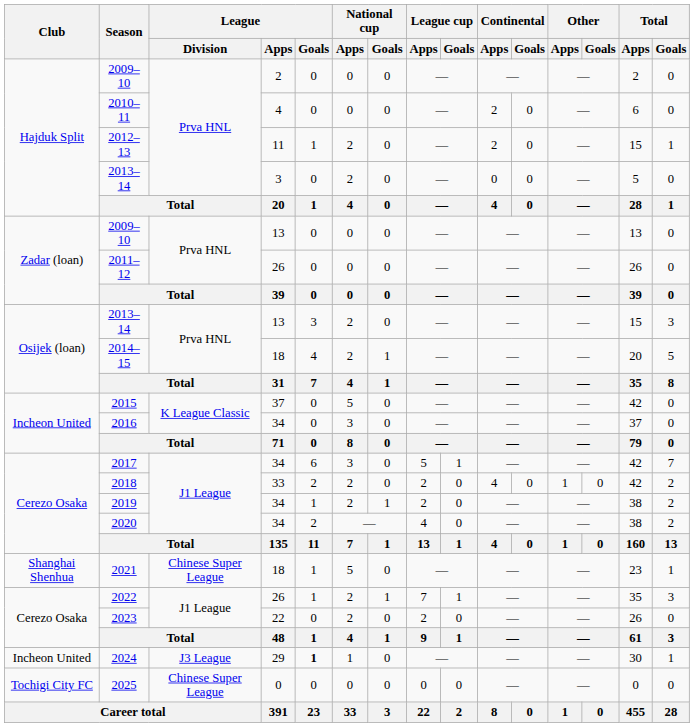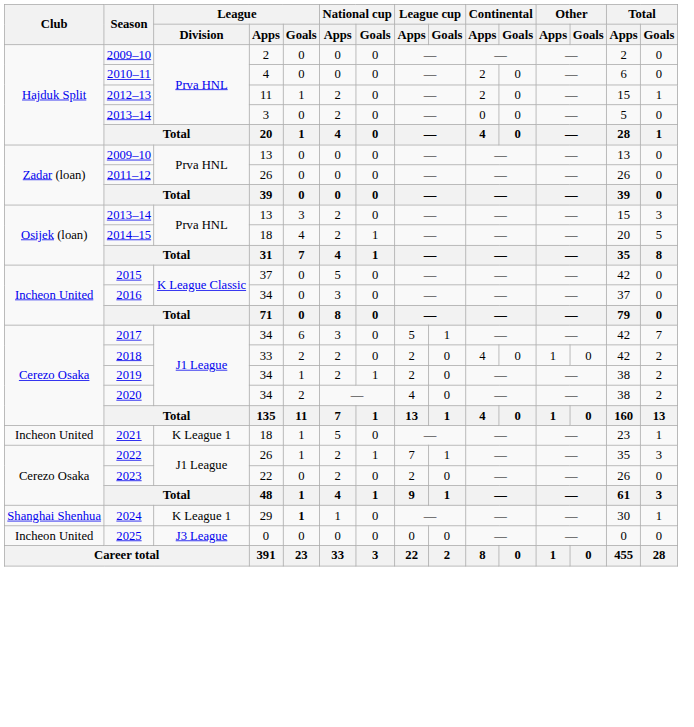(52, 570) Shanghai Shenhua -> (54, 435) Incheon United
(205, 570) Chinese Super League -> (202, 435) K League 1
(52, 657) Incheon United -> (54, 515) Shanghai Shenhua
(205, 657) J3 League -> (202, 515) K League 1
(52, 685) Tochigi City FC -> (54, 535) Incheon United
(205, 685) Chinese Super League -> (202, 535) J3 League
